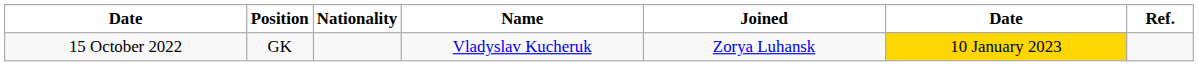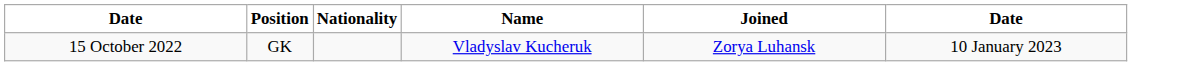- column: (1160, 18)
(1006, 46) gold background -> (1006, 46) no background
